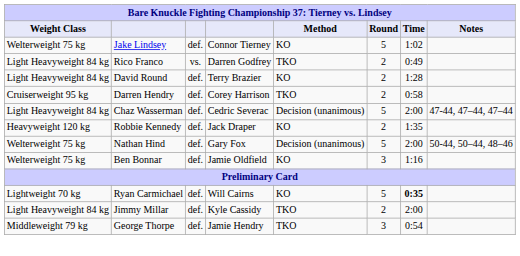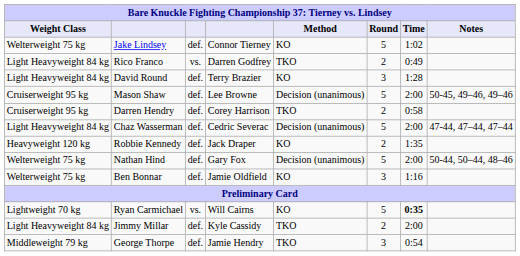(384, 78) 2 -> (384, 78) 3
+ row: (140, 94)
(195, 193) def. -> (195, 209) vs.
